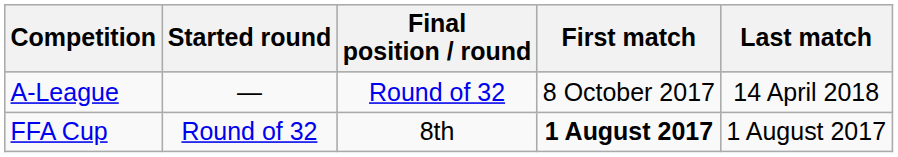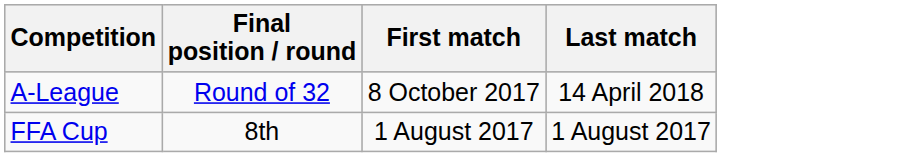- column: (249, 38)
(629, 131) bold -> (454, 131) normal
